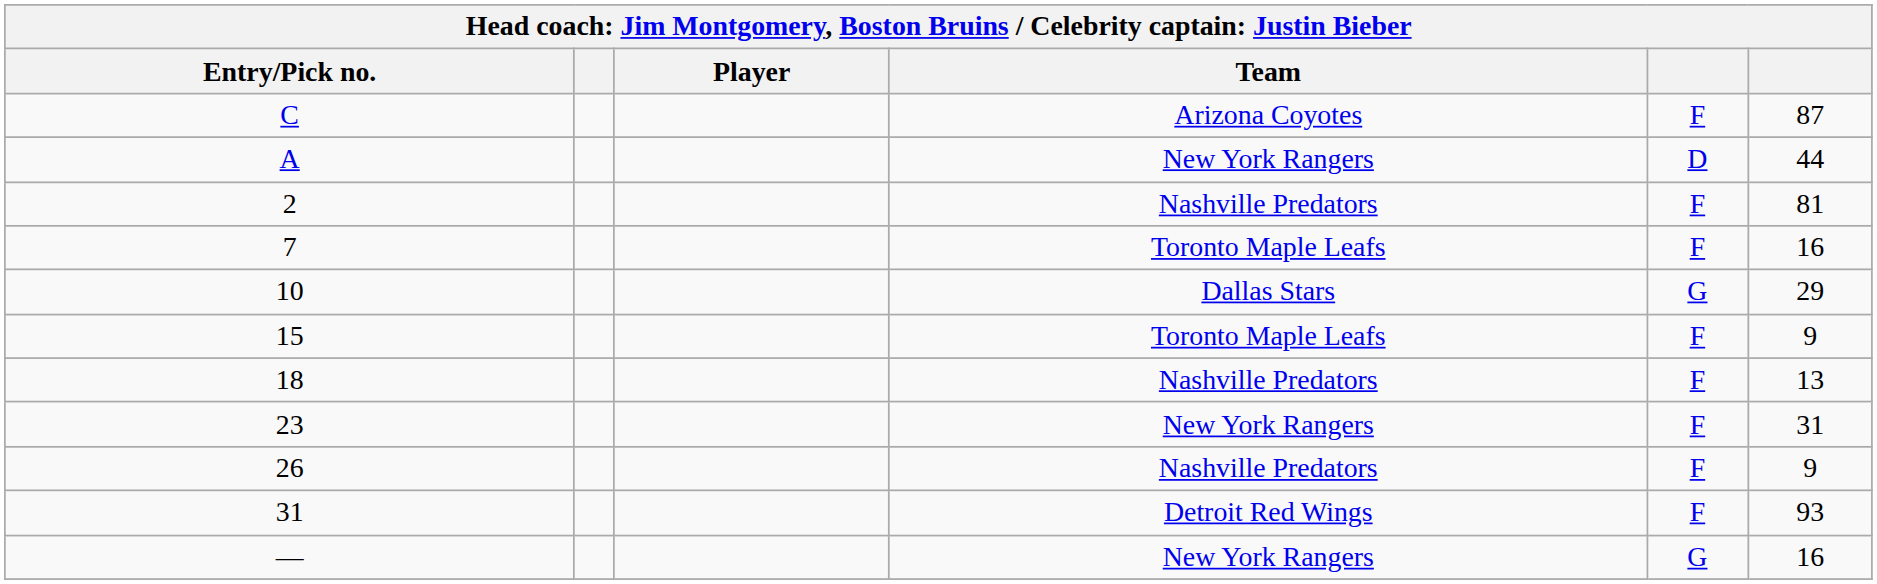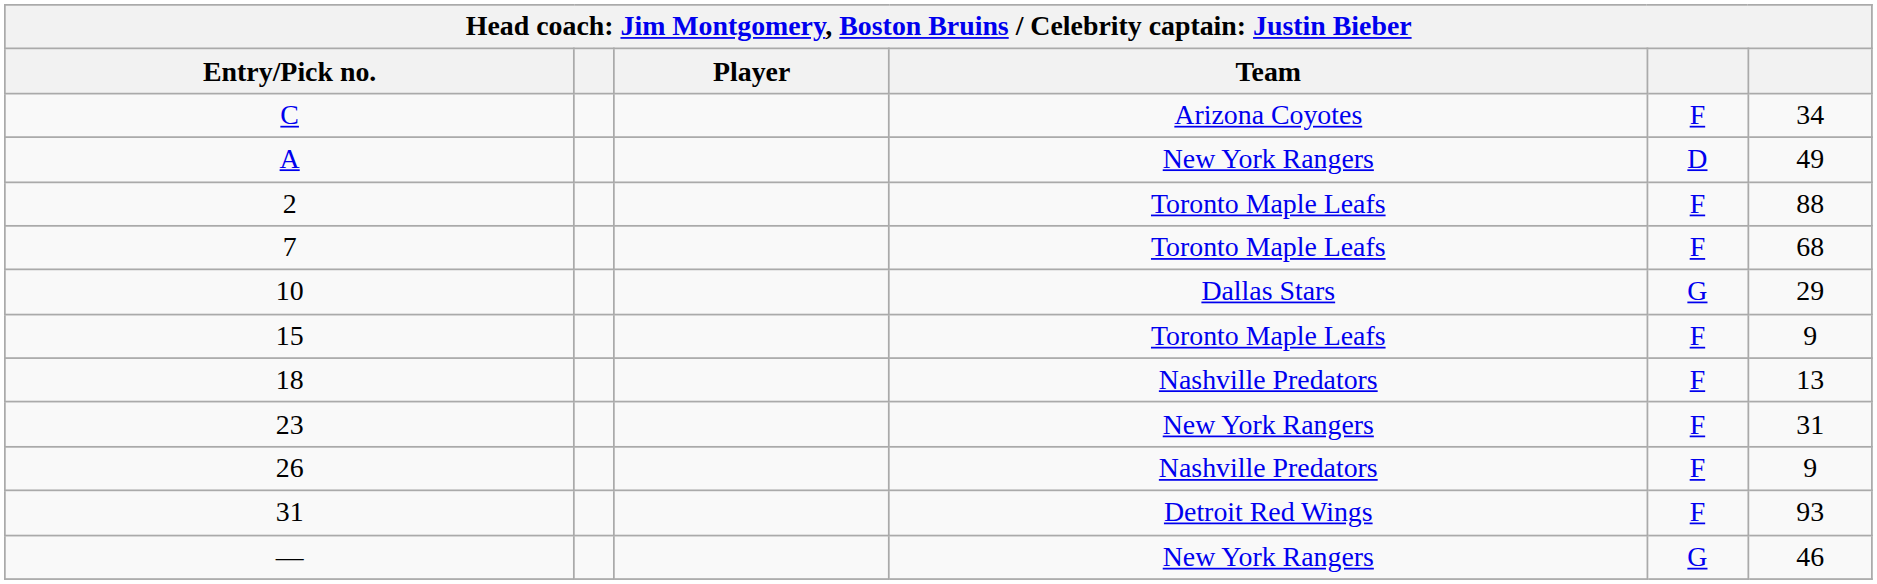(1810, 114) 87 -> (1810, 114) 34
(1810, 159) 44 -> (1810, 159) 49
(1268, 203) Nashville Predators -> (1268, 203) Toronto Maple Leafs
(1810, 203) 81 -> (1810, 203) 88
(1810, 247) 16 -> (1810, 247) 68
(1810, 556) 16 -> (1810, 556) 46
